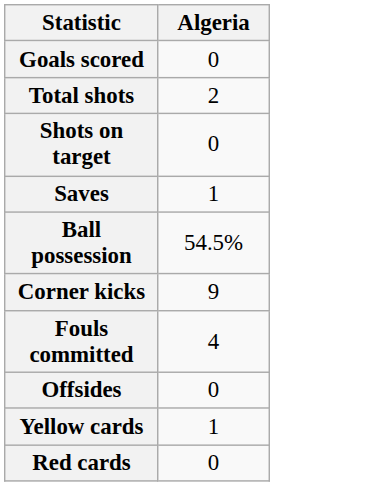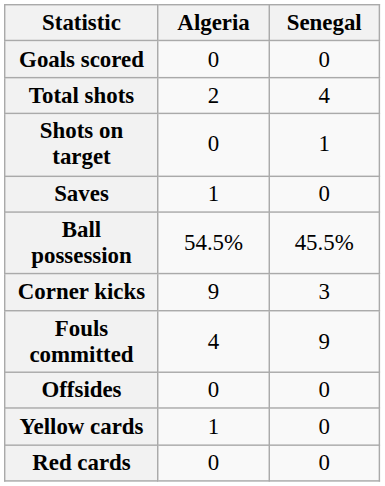+ column: (324, 22)
